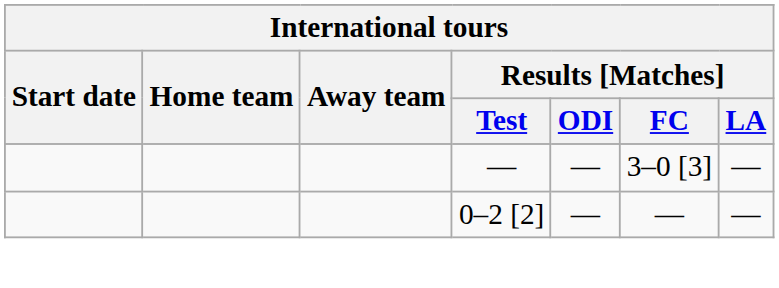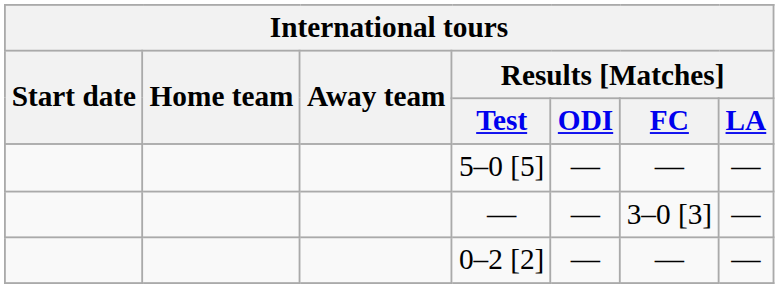+ row: (502, 167)
